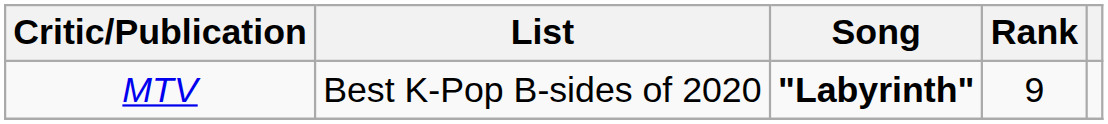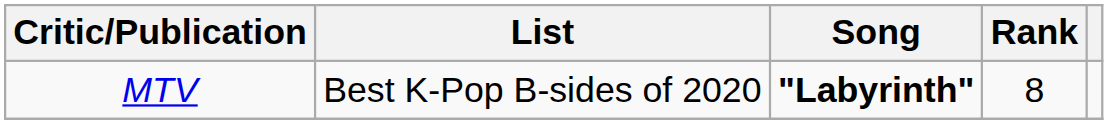(1034, 89) 9 -> (1034, 89) 8
